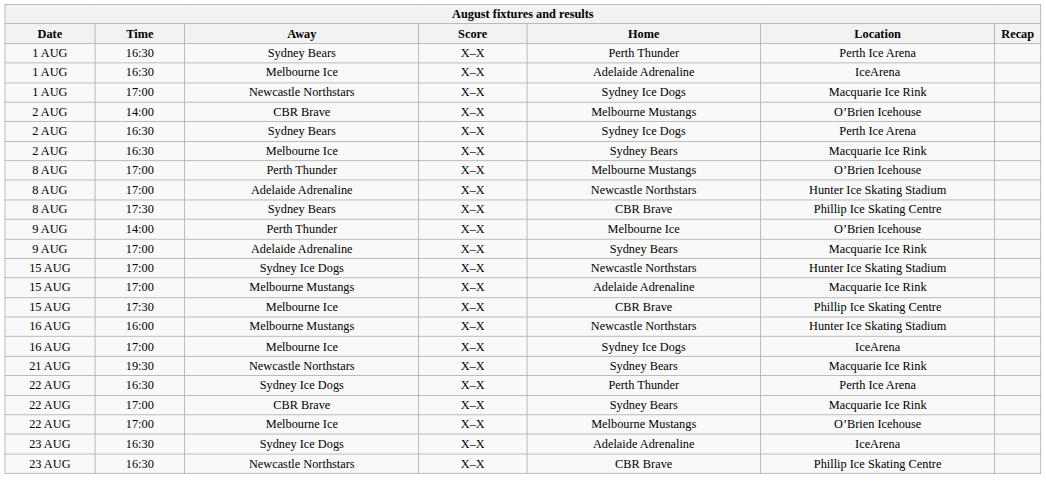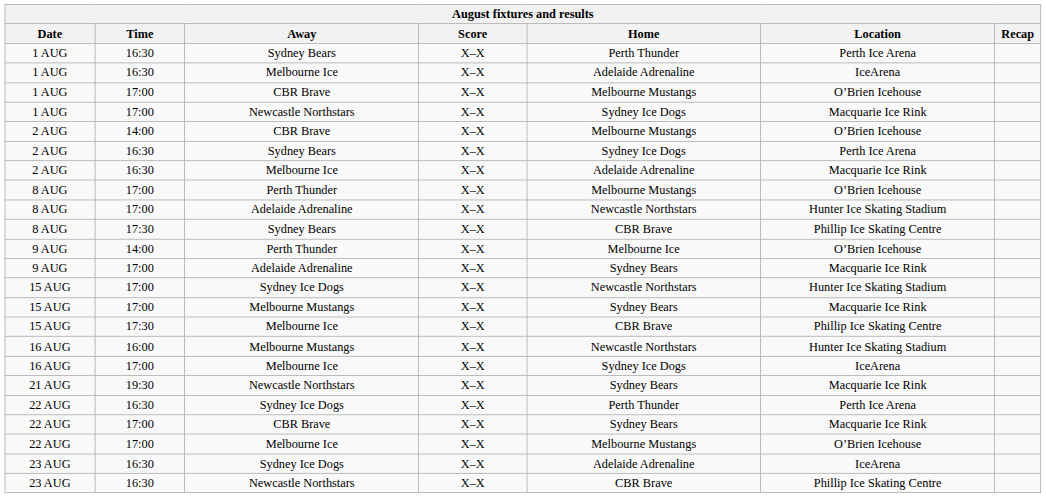+ row: (50, 92)
(644, 151) Sydney Bears -> (644, 170) Adelaide Adrenaline
(644, 287) Adelaide Adrenaline -> (644, 307) Sydney Bears
